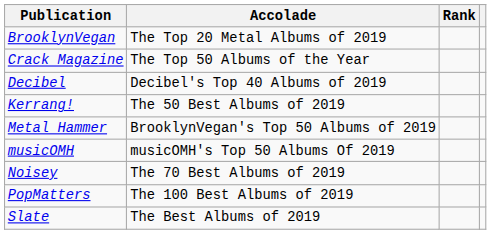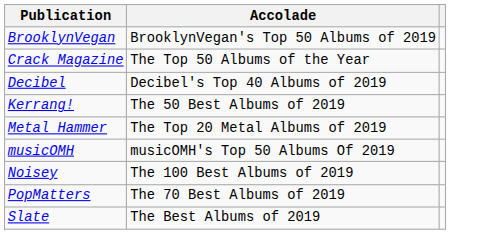- column: (459, 16)
(258, 38) The Top 20 Metal Albums of 2019 -> (283, 38) BrooklynVegan's Top 50 Albums of 2019
(283, 128) BrooklynVegan's Top 50 Albums of 2019 -> (258, 128) The Top 20 Metal Albums of 2019
(238, 173) The 70 Best Albums of 2019 -> (242, 173) The 100 Best Albums of 2019
(242, 195) The 100 Best Albums of 2019 -> (238, 195) The 70 Best Albums of 2019
